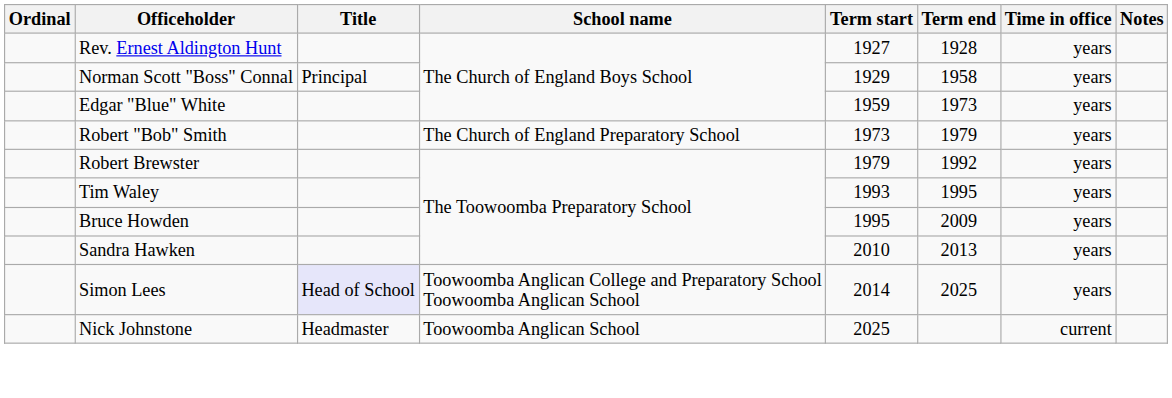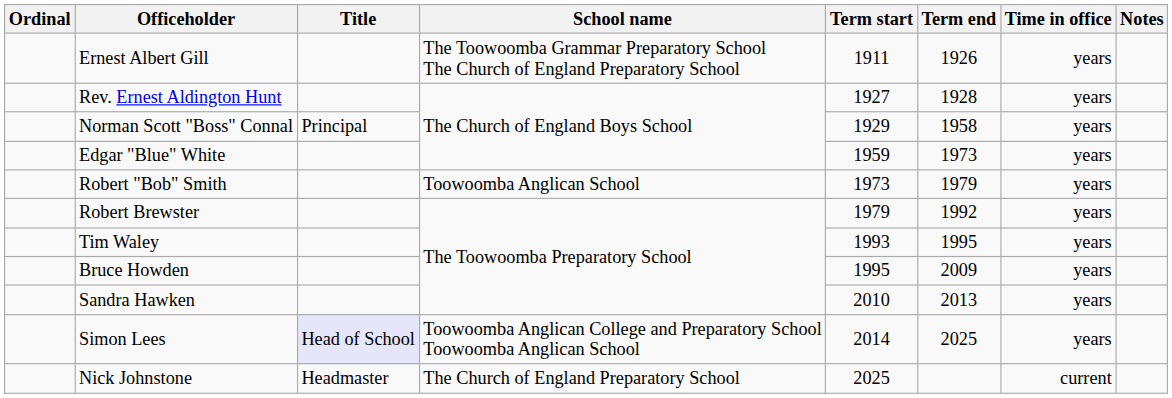+ row: (144, 58)
(582, 134) The Church of England Preparatory School -> (532, 184) Toowoomba Anglican School
(532, 328) Toowoomba Anglican School -> (582, 378) The Church of England Preparatory School
